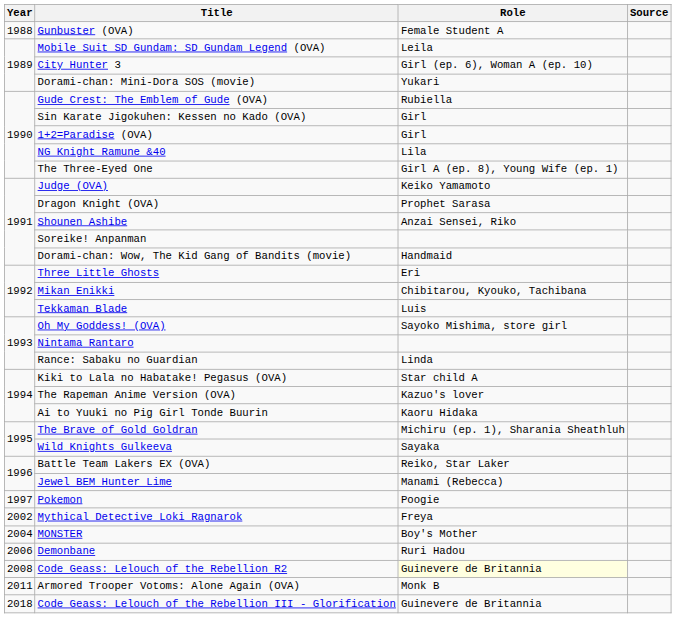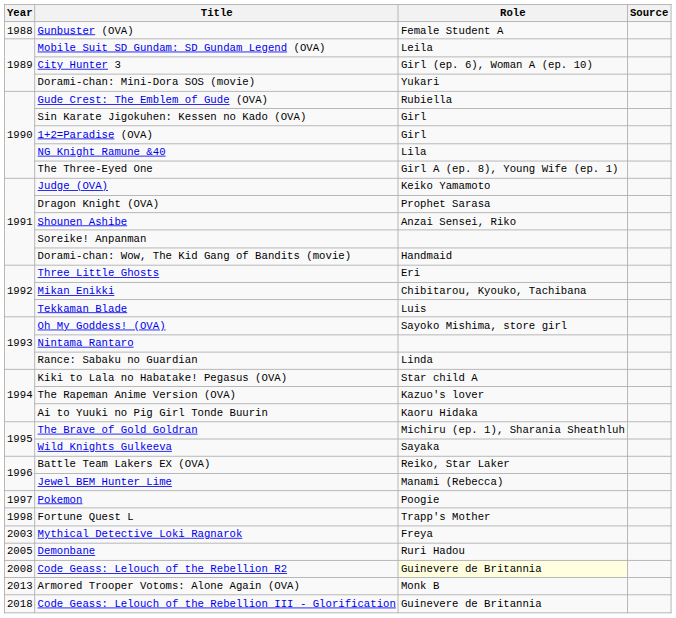+ row: (86, 517)
(20, 517) 2002 -> (20, 534) 2003
- row: (60, 534)
(20, 552) 2006 -> (20, 552) 2005
(20, 586) 2011 -> (20, 586) 2013
